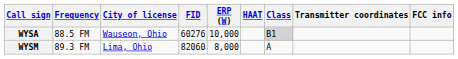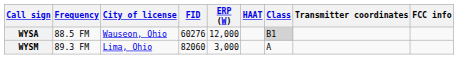(224, 34) 10,000 -> (224, 34) 12,000
(227, 47) 8,000 -> (227, 47) 3,000
